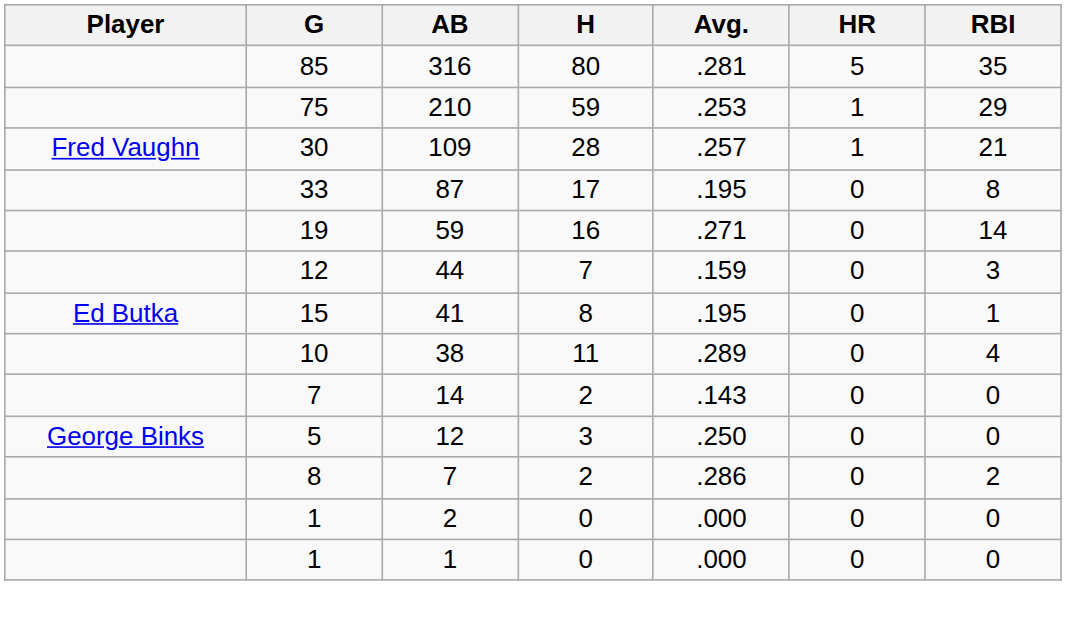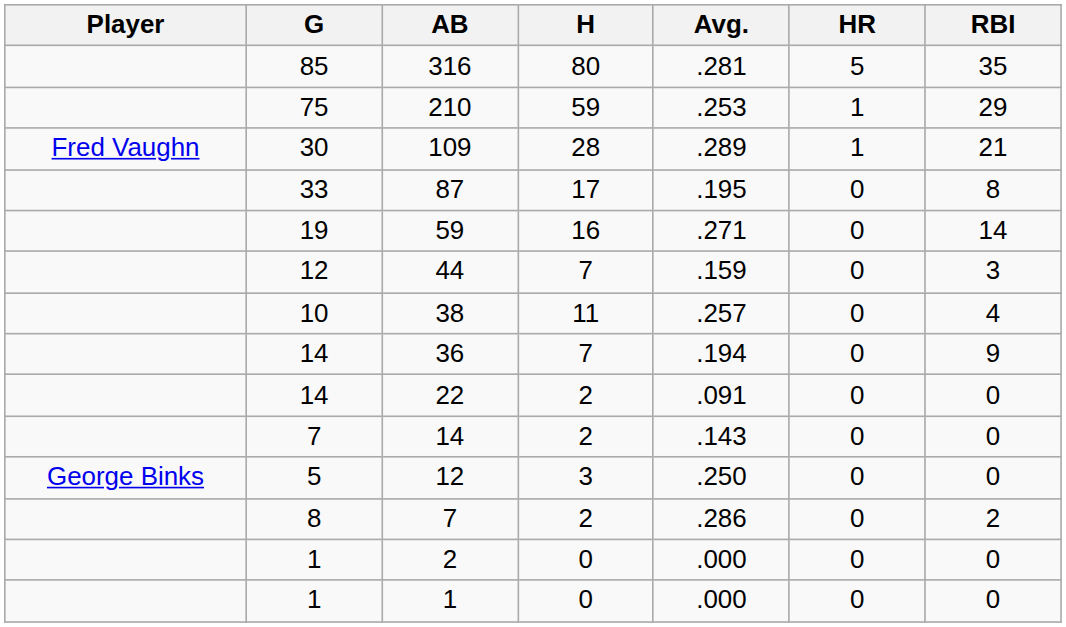(721, 148) .257 -> (721, 148) .289
- row: (450, 312)
(721, 353) .289 -> (721, 312) .257
+ row: (450, 353)
+ row: (450, 395)
